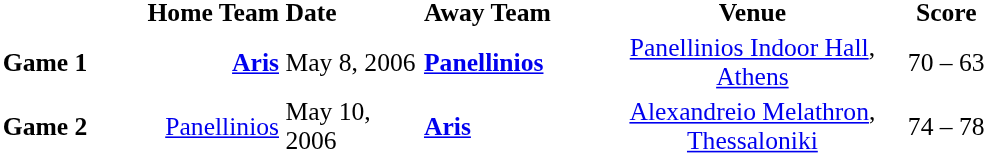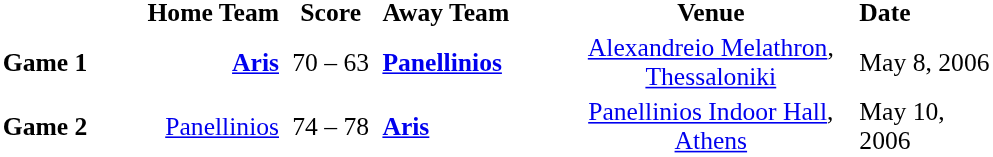columns swapped: (946, 12) <-> (311, 12)
(752, 62) Panellinios Indoor Hall, Athens -> (711, 62) Alexandreio Melathron, Thessaloniki
(752, 126) Alexandreio Melathron, Thessaloniki -> (711, 126) Panellinios Indoor Hall, Athens
